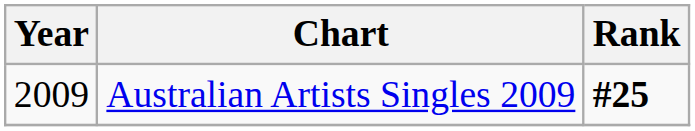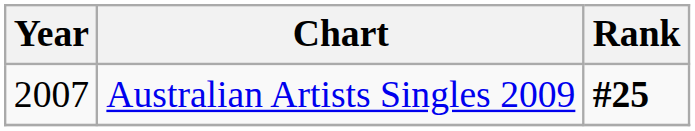(51, 93) 2009 -> (51, 93) 2007
